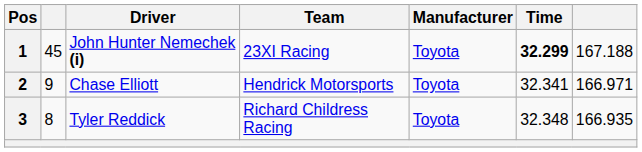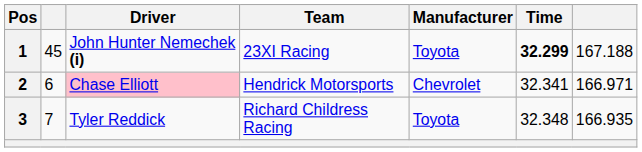(49, 85) 9 -> (49, 85) 6
(114, 85) no background -> (114, 85) pink background
(436, 85) Toyota -> (447, 85) Chevrolet
(49, 119) 8 -> (49, 119) 7
